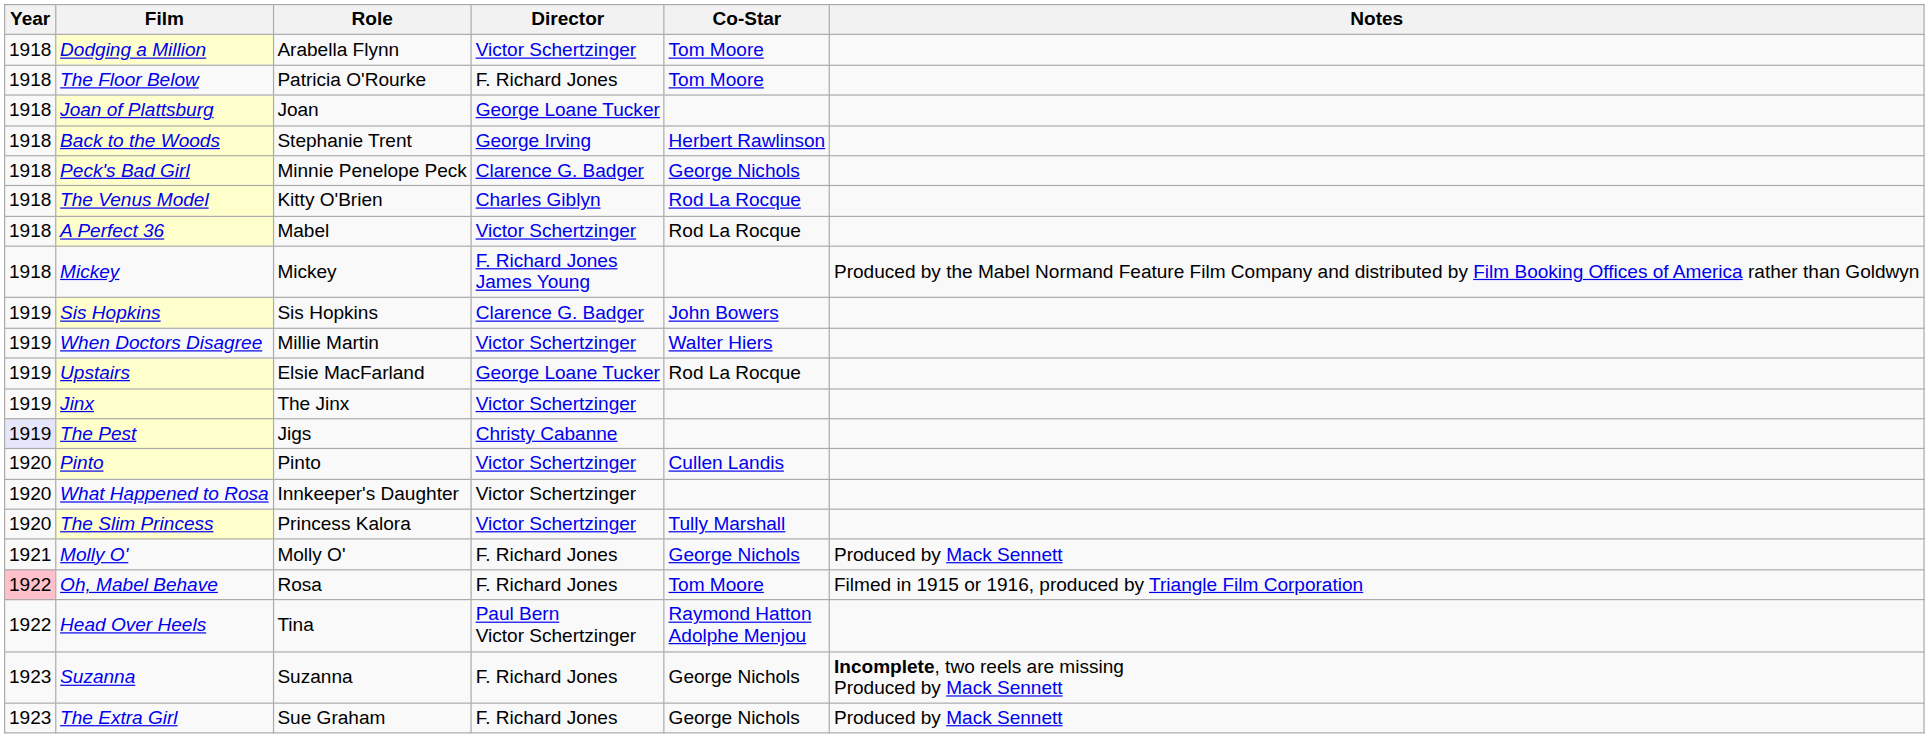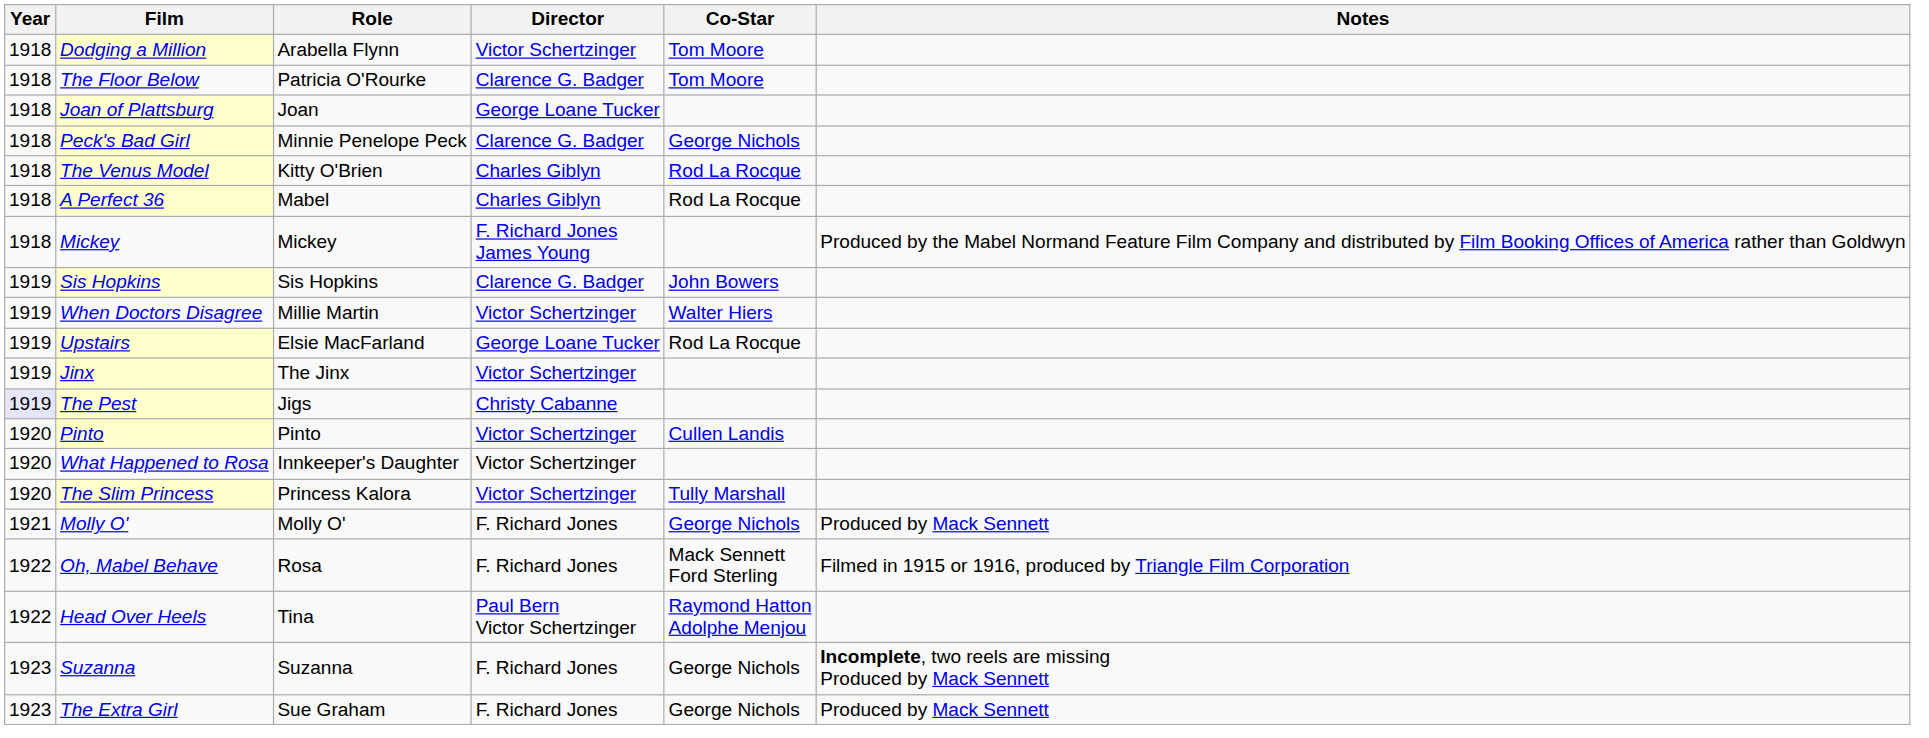(547, 79) F. Richard Jones -> (560, 79) Clarence G. Badger
- row: (140, 140)
(556, 230) Victor Schertzinger -> (538, 200) Charles Giblyn
(30, 584) pink background -> (30, 565) no background
(716, 584) Tom Moore -> (727, 565) Mack Sennett Ford Sterling
